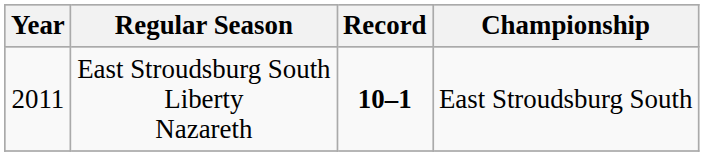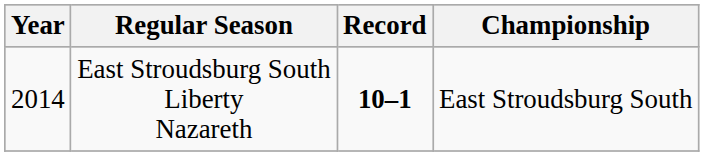(38, 98) 2011 -> (38, 98) 2014
